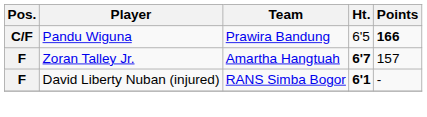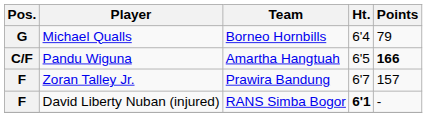+ row: (87, 36)
(278, 36) Prawira Bandung -> (283, 58) Amartha Hangtuah
(283, 58) Amartha Hangtuah -> (278, 79) Prawira Bandung
(361, 58) bold -> (361, 79) normal
